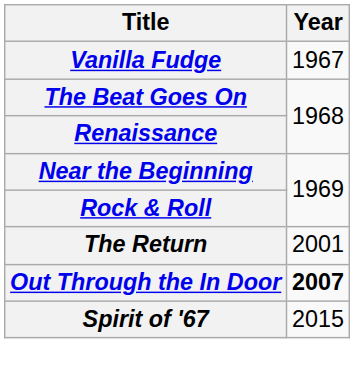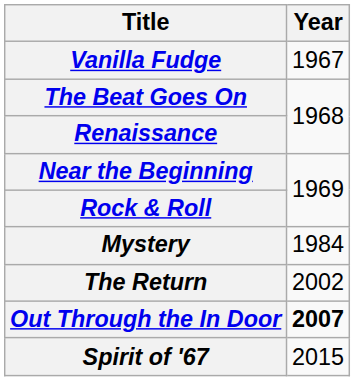+ row: (146, 245)
(318, 245) 2001 -> (318, 282) 2002
